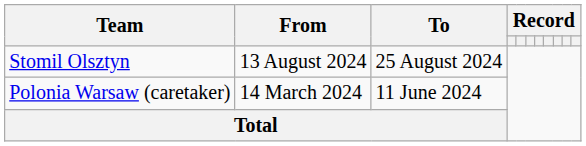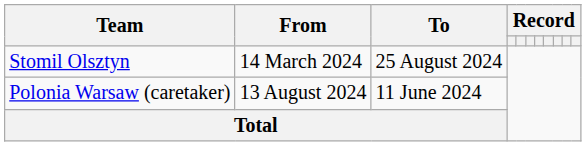(303, 61) 13 August 2024 -> (301, 61) 14 March 2024
(301, 93) 14 March 2024 -> (303, 93) 13 August 2024
